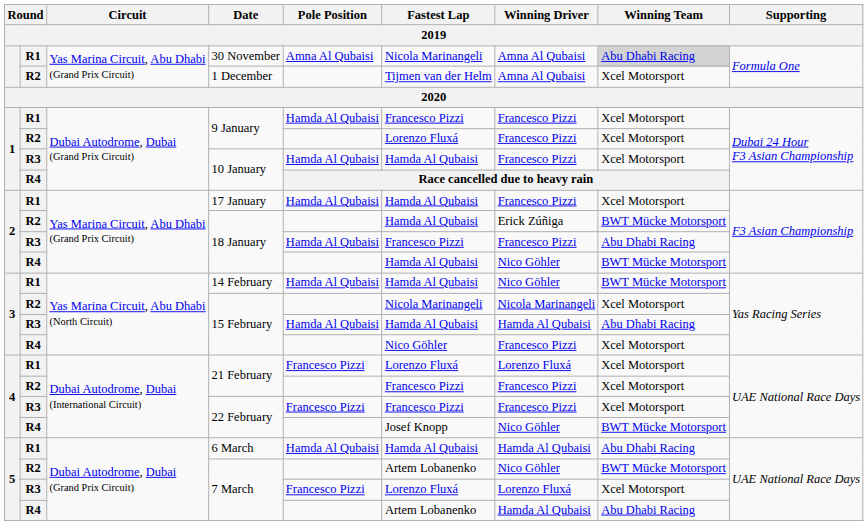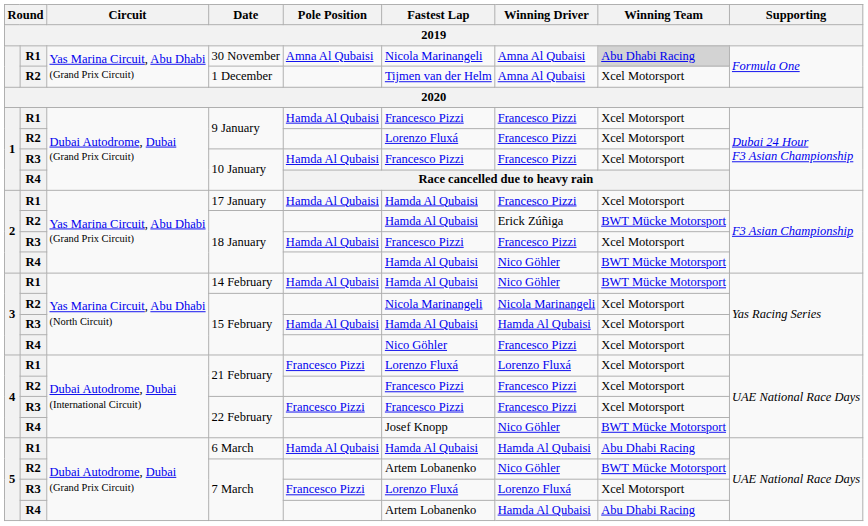(431, 158) Hamda Al Qubaisi -> (424, 158) Francesco Pizzi
(648, 241) Abu Dhabi Racing -> (643, 241) Xcel Motorsport
(648, 324) Abu Dhabi Racing -> (643, 324) Xcel Motorsport
